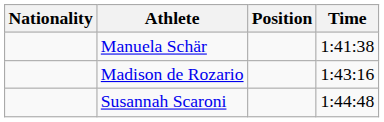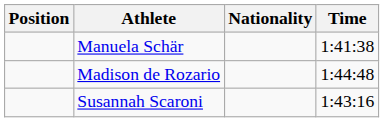columns swapped: (282, 18) <-> (51, 18)
(347, 74) 1:43:16 -> (347, 74) 1:44:48
(347, 102) 1:44:48 -> (347, 102) 1:43:16
